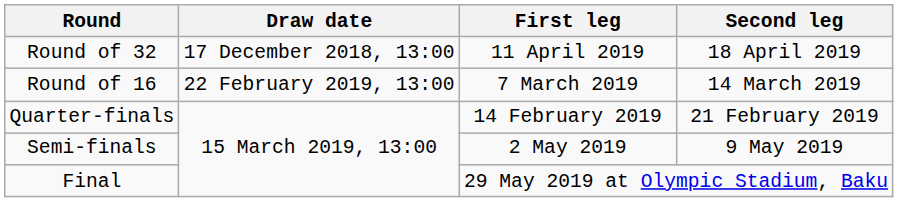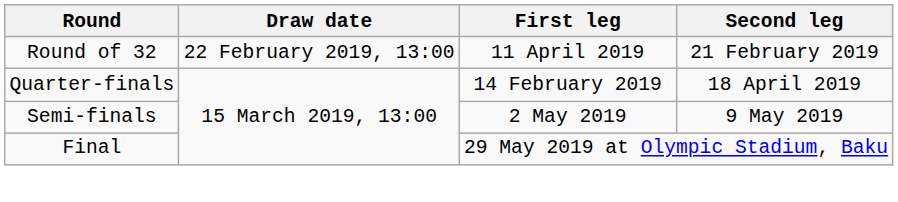(319, 53) 17 December 2018, 13:00 -> (319, 53) 22 February 2019, 13:00
(784, 53) 18 April 2019 -> (784, 53) 21 February 2019
- row: (92, 85)
(784, 117) 21 February 2019 -> (784, 85) 18 April 2019
